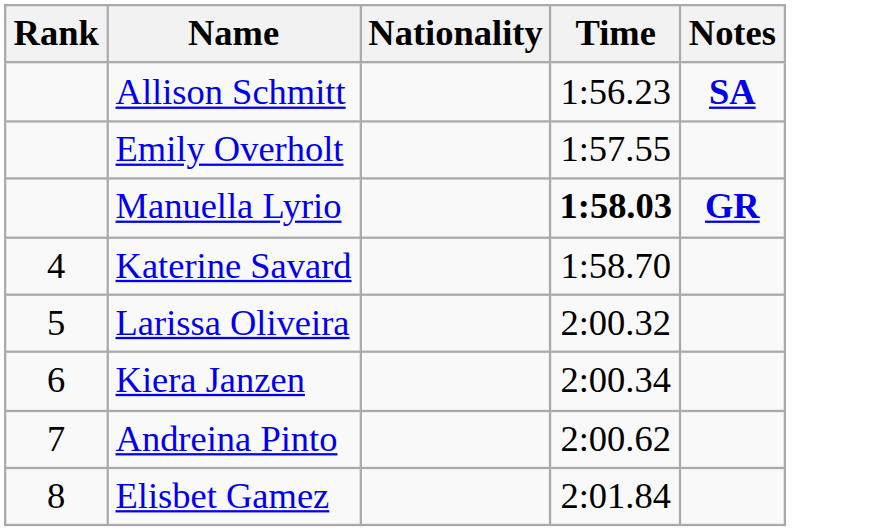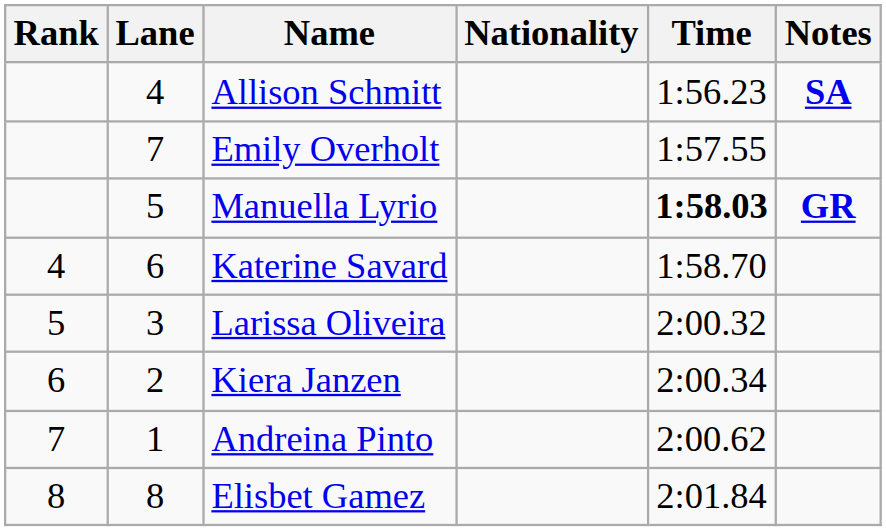+ column: (155, 33)
